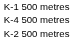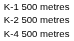rows swapped: (37, 33) <-> (37, 20)
